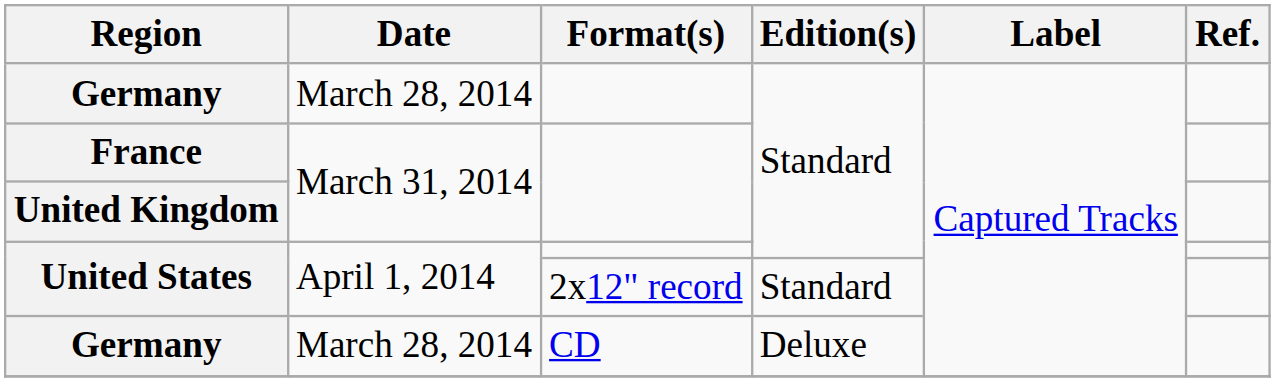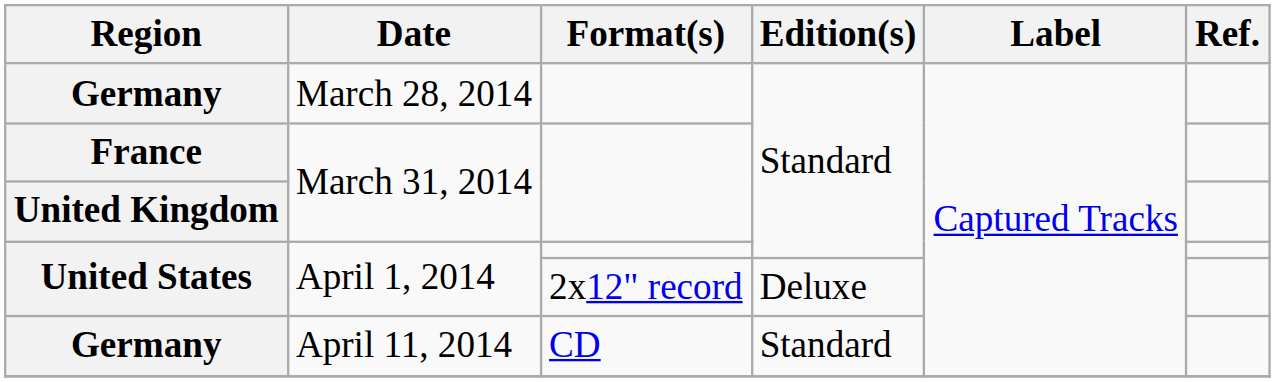(826, 286) Standard -> (813, 286) Deluxe
(414, 345) March 28, 2014 -> (404, 345) April 11, 2014
(813, 345) Deluxe -> (826, 345) Standard
